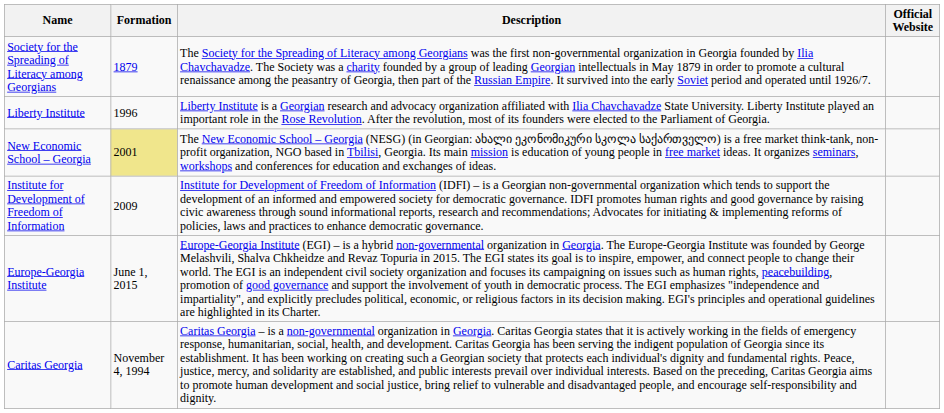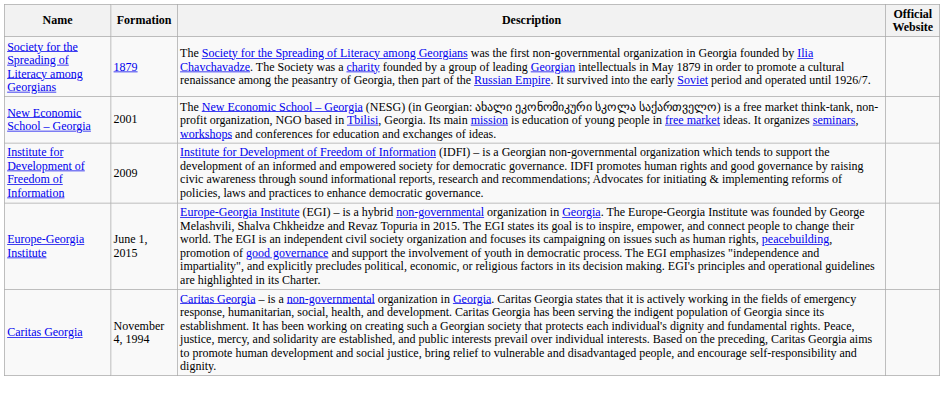- row: (46, 112)
(126, 152) khaki background -> (126, 119) no background
